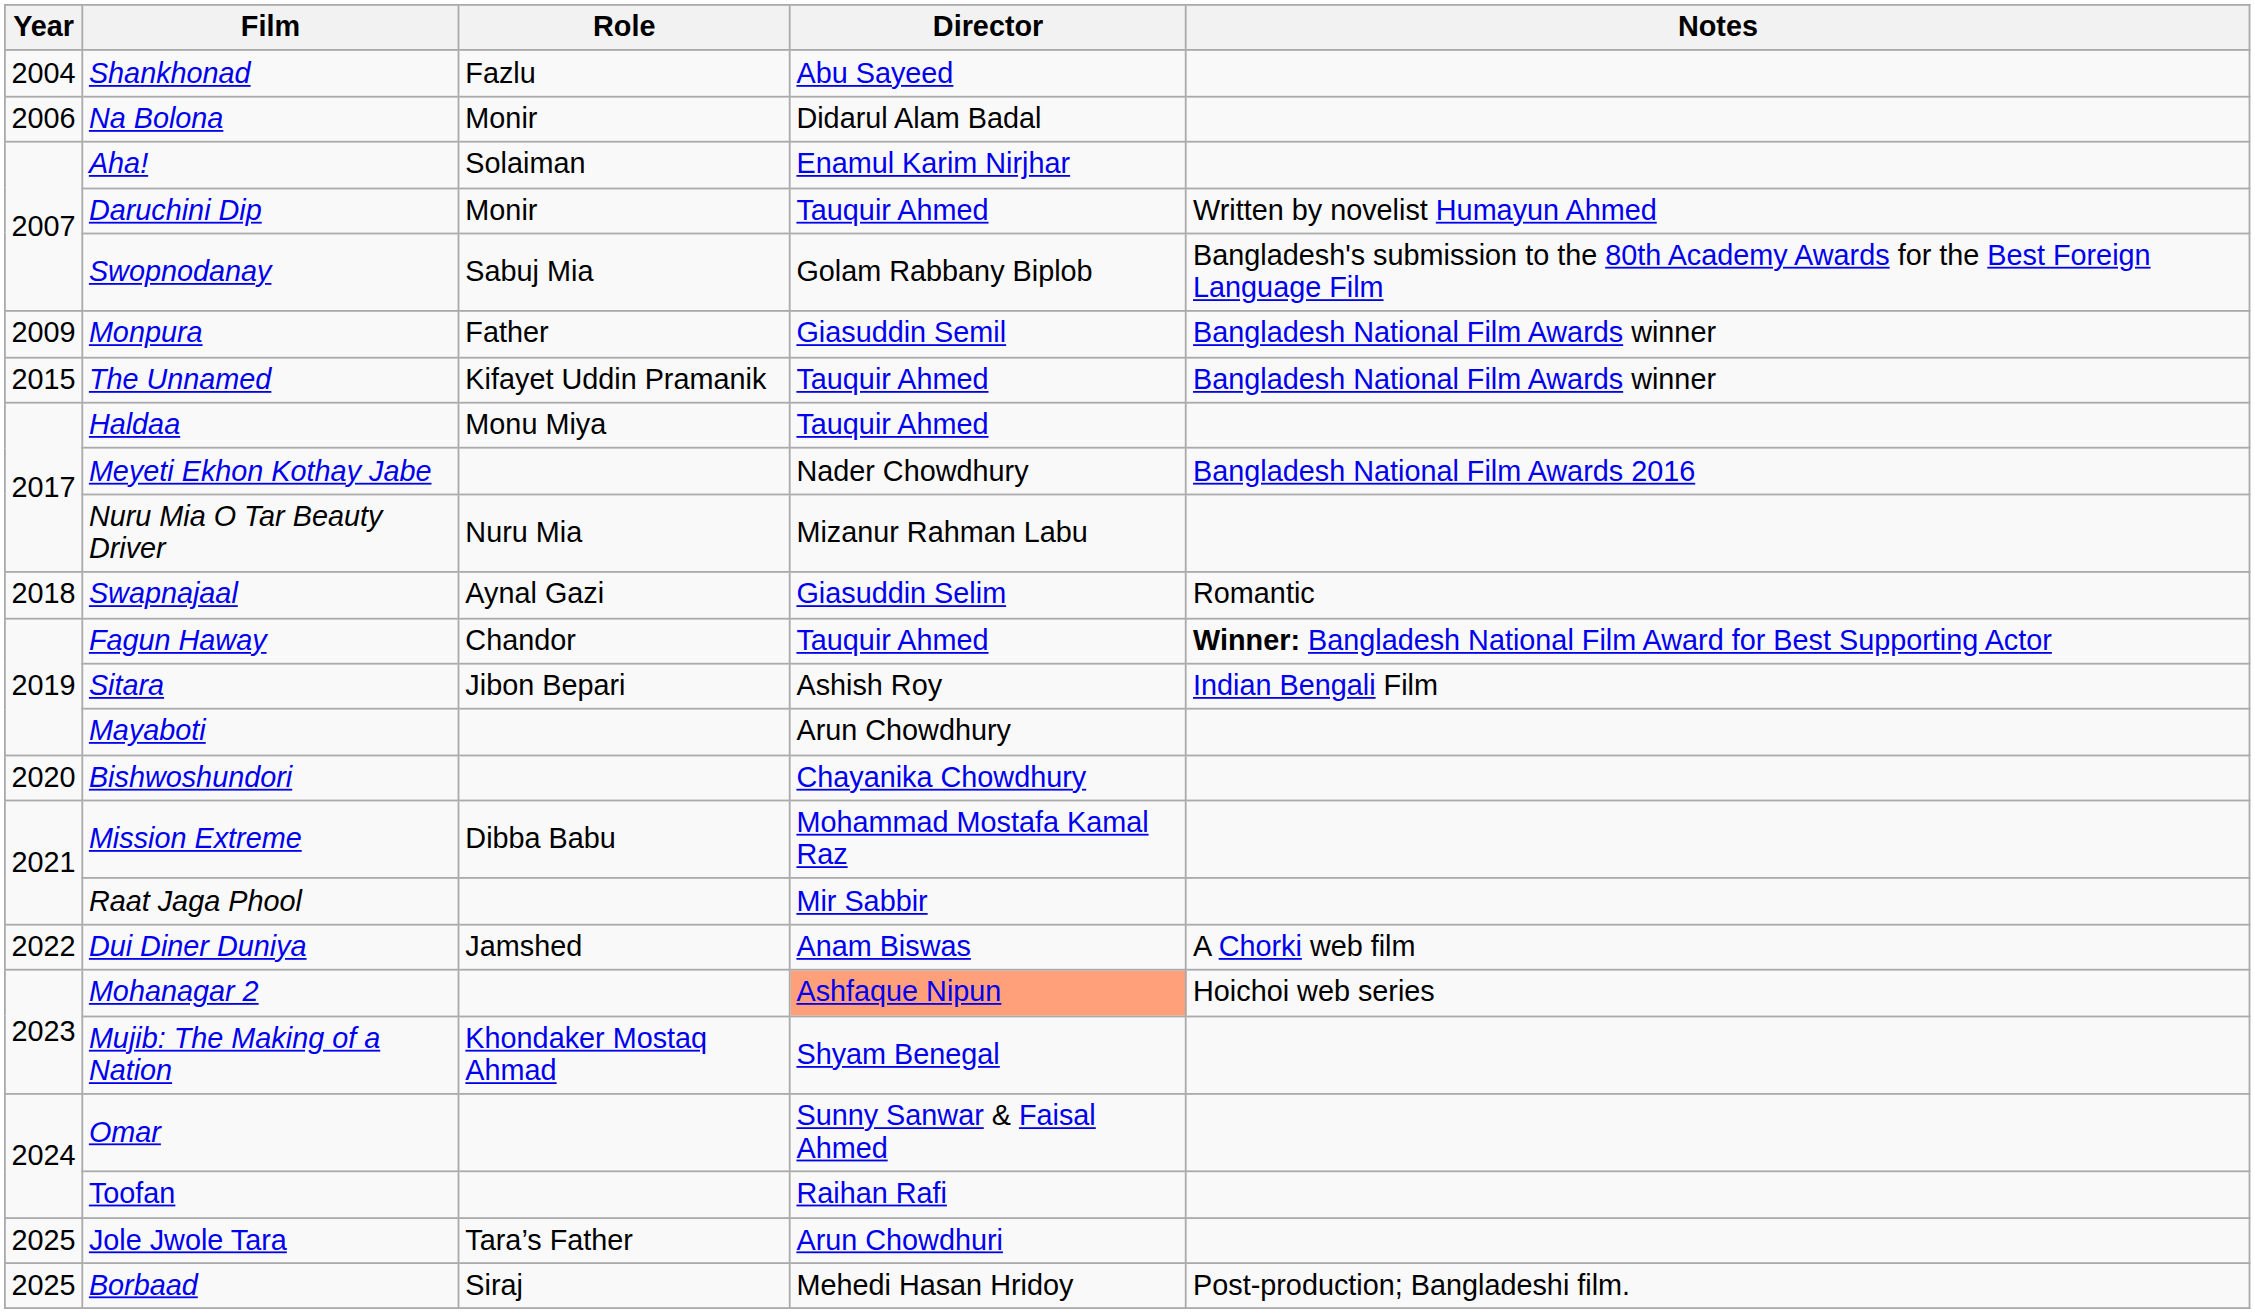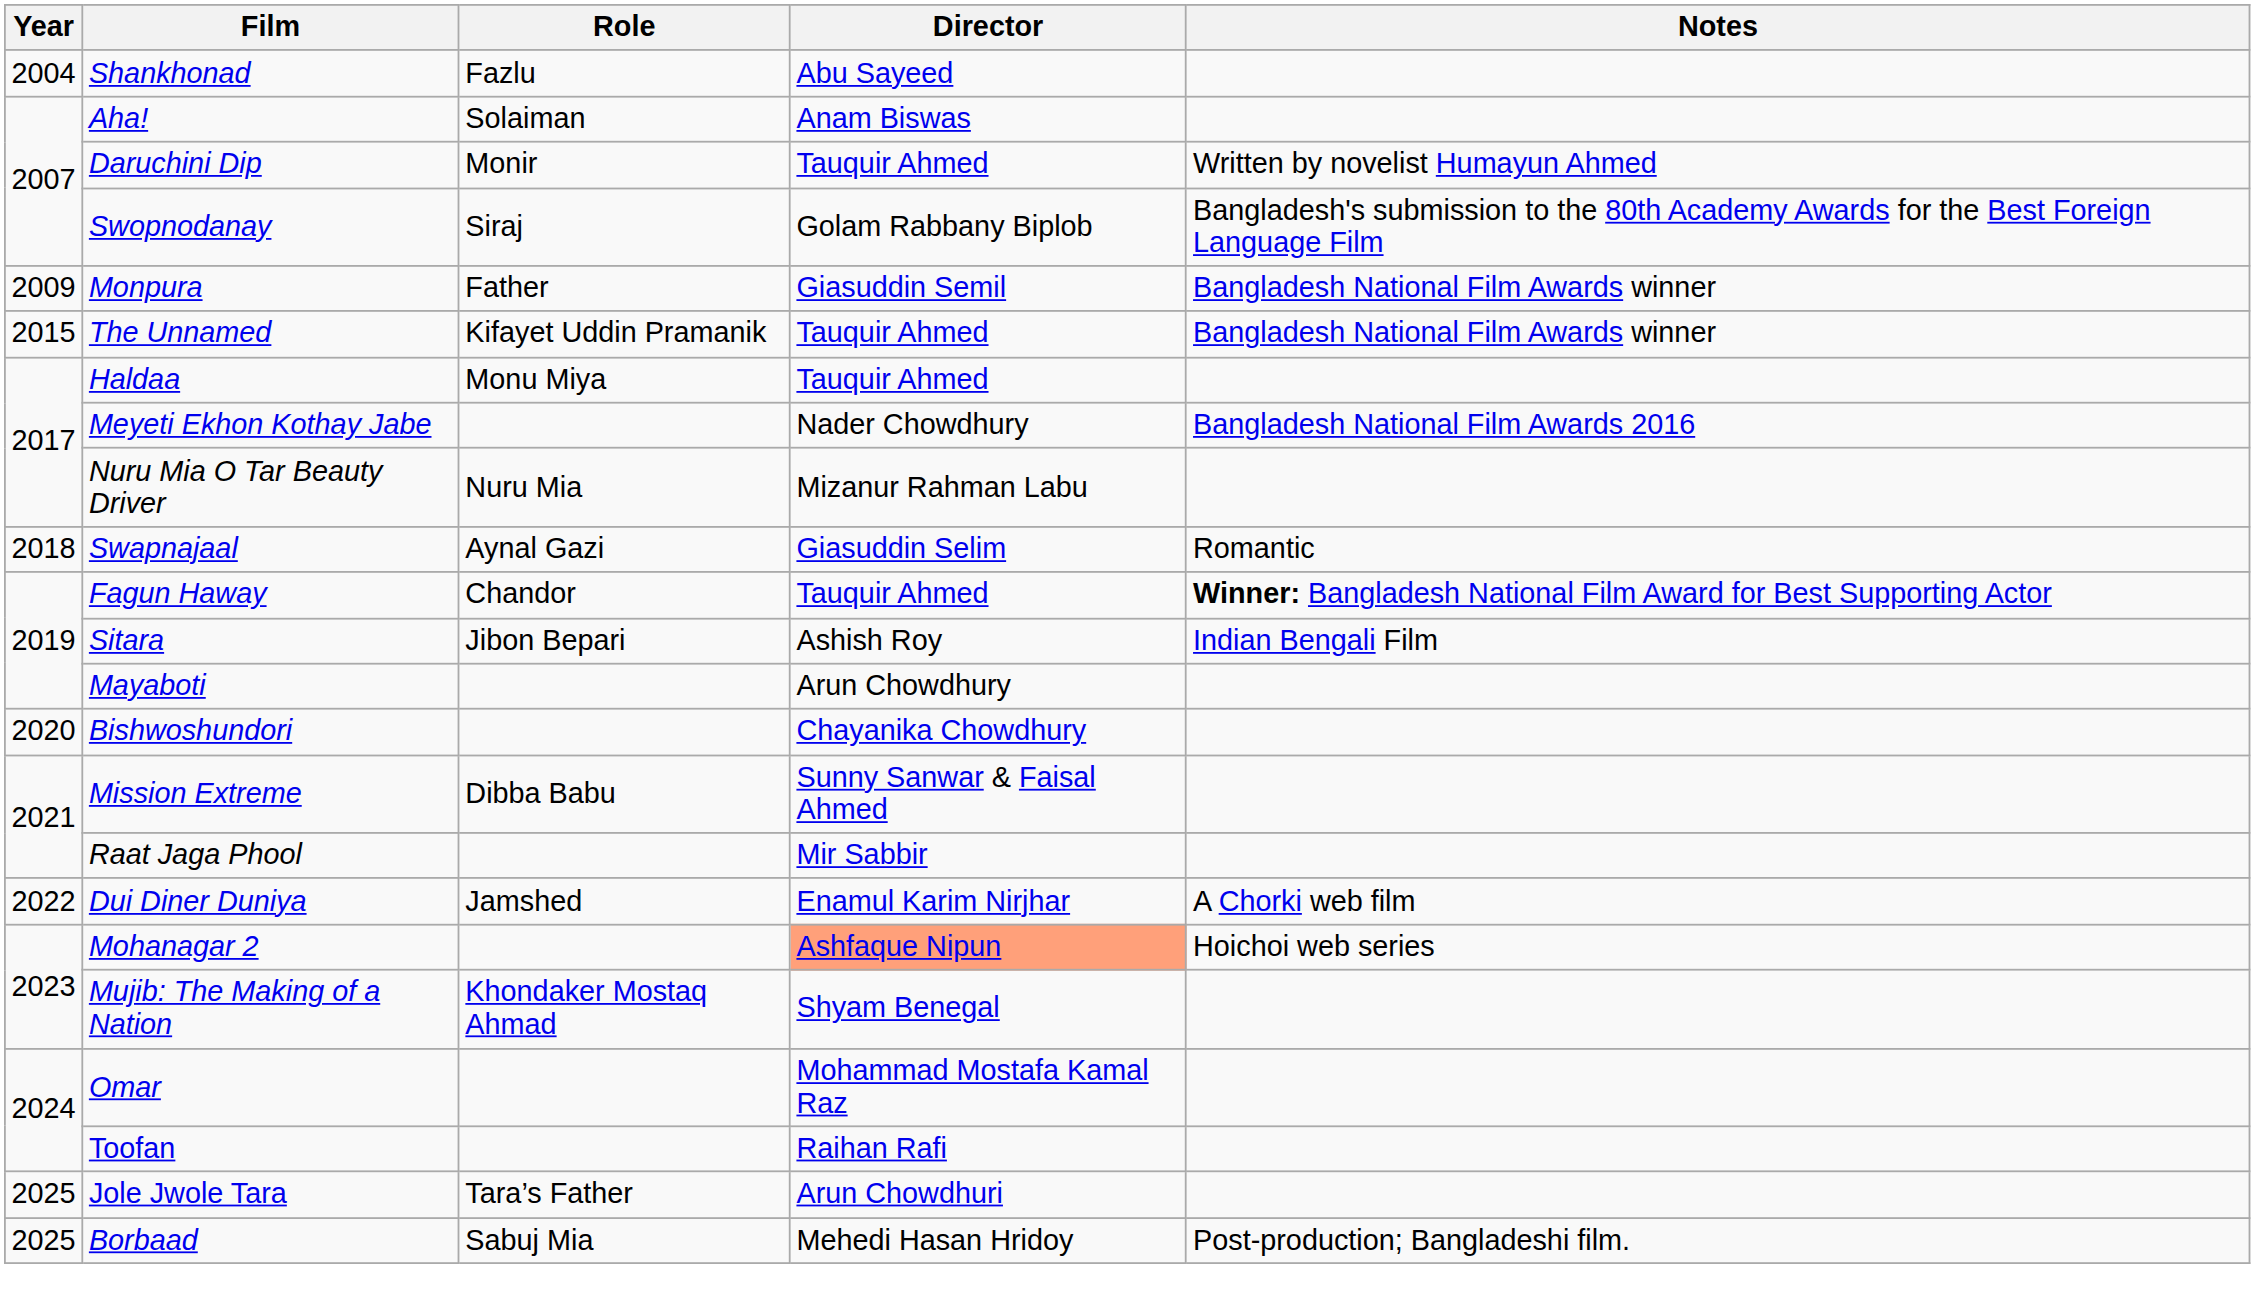- row: (156, 118)
(933, 164) Enamul Karim Nirjhar -> (884, 118) Anam Biswas
(529, 271) Sabuj Mia -> (494, 226) Siraj
(972, 839) Mohammad Mostafa Kamal Raz -> (946, 793) Sunny Sanwar & Faisal Ahmed
(884, 946) Anam Biswas -> (933, 901) Enamul Karim Nirjhar
(946, 1132) Sunny Sanwar & Faisal Ahmed -> (972, 1086) Mohammad Mostafa Kamal Raz
(494, 1285) Siraj -> (529, 1239) Sabuj Mia
